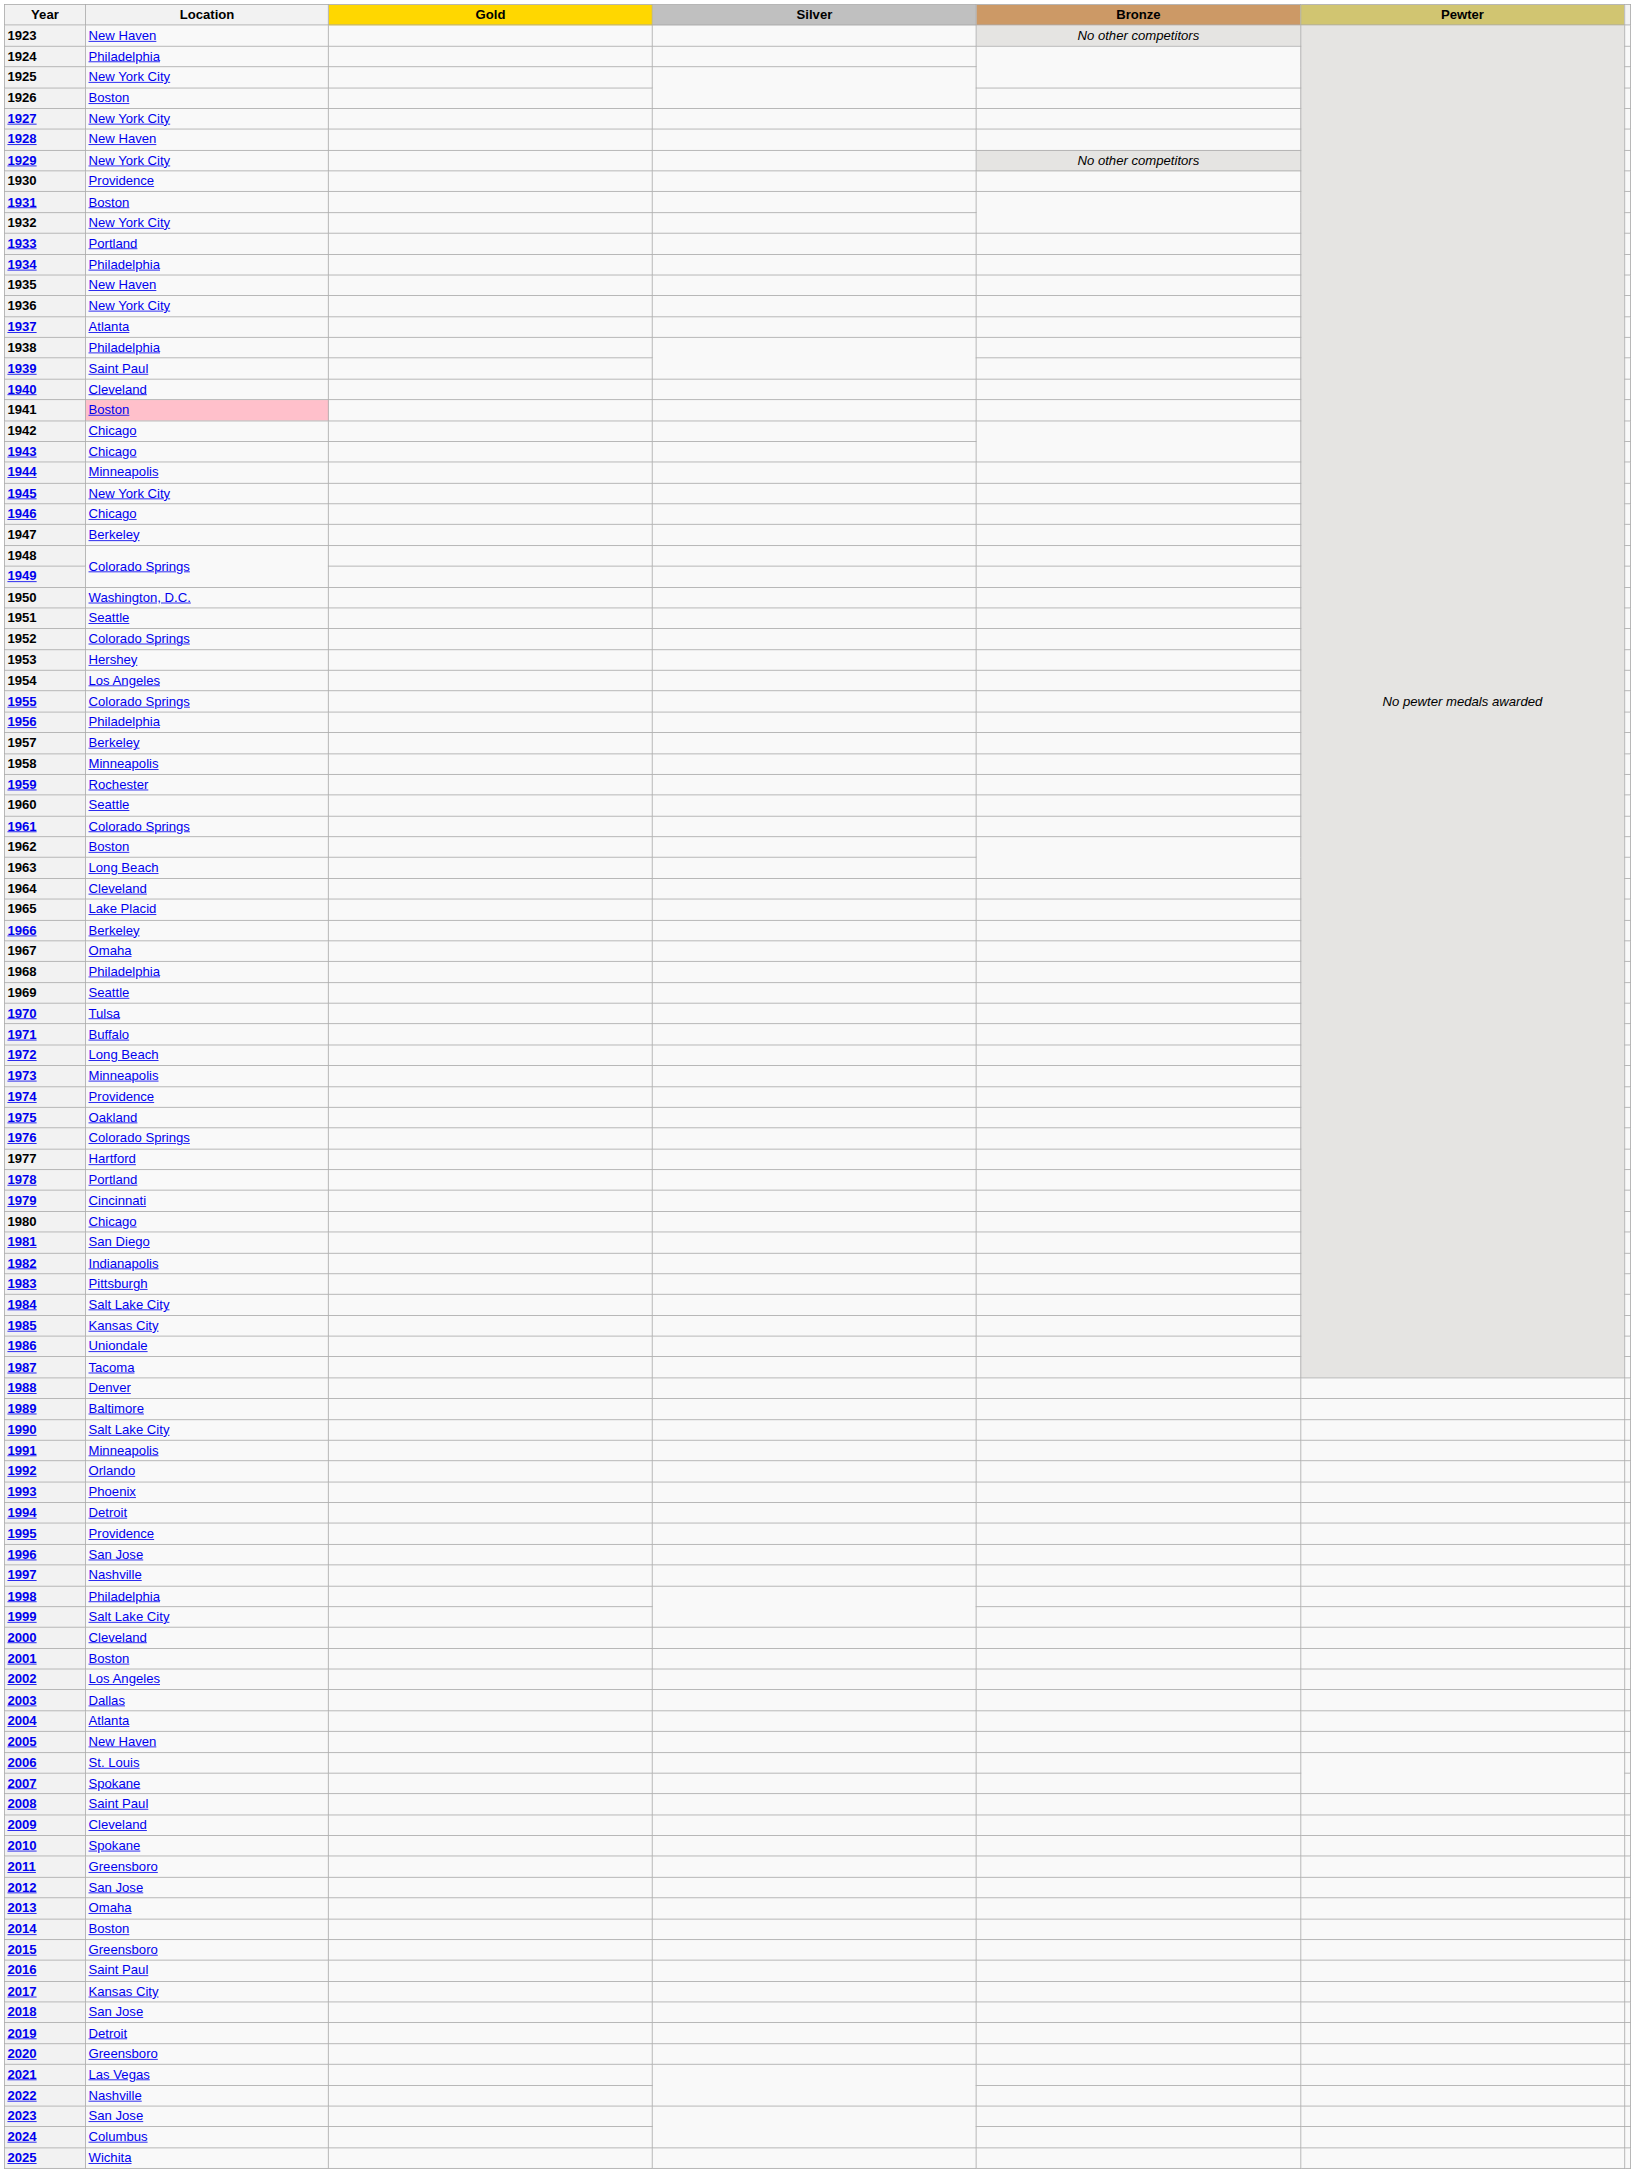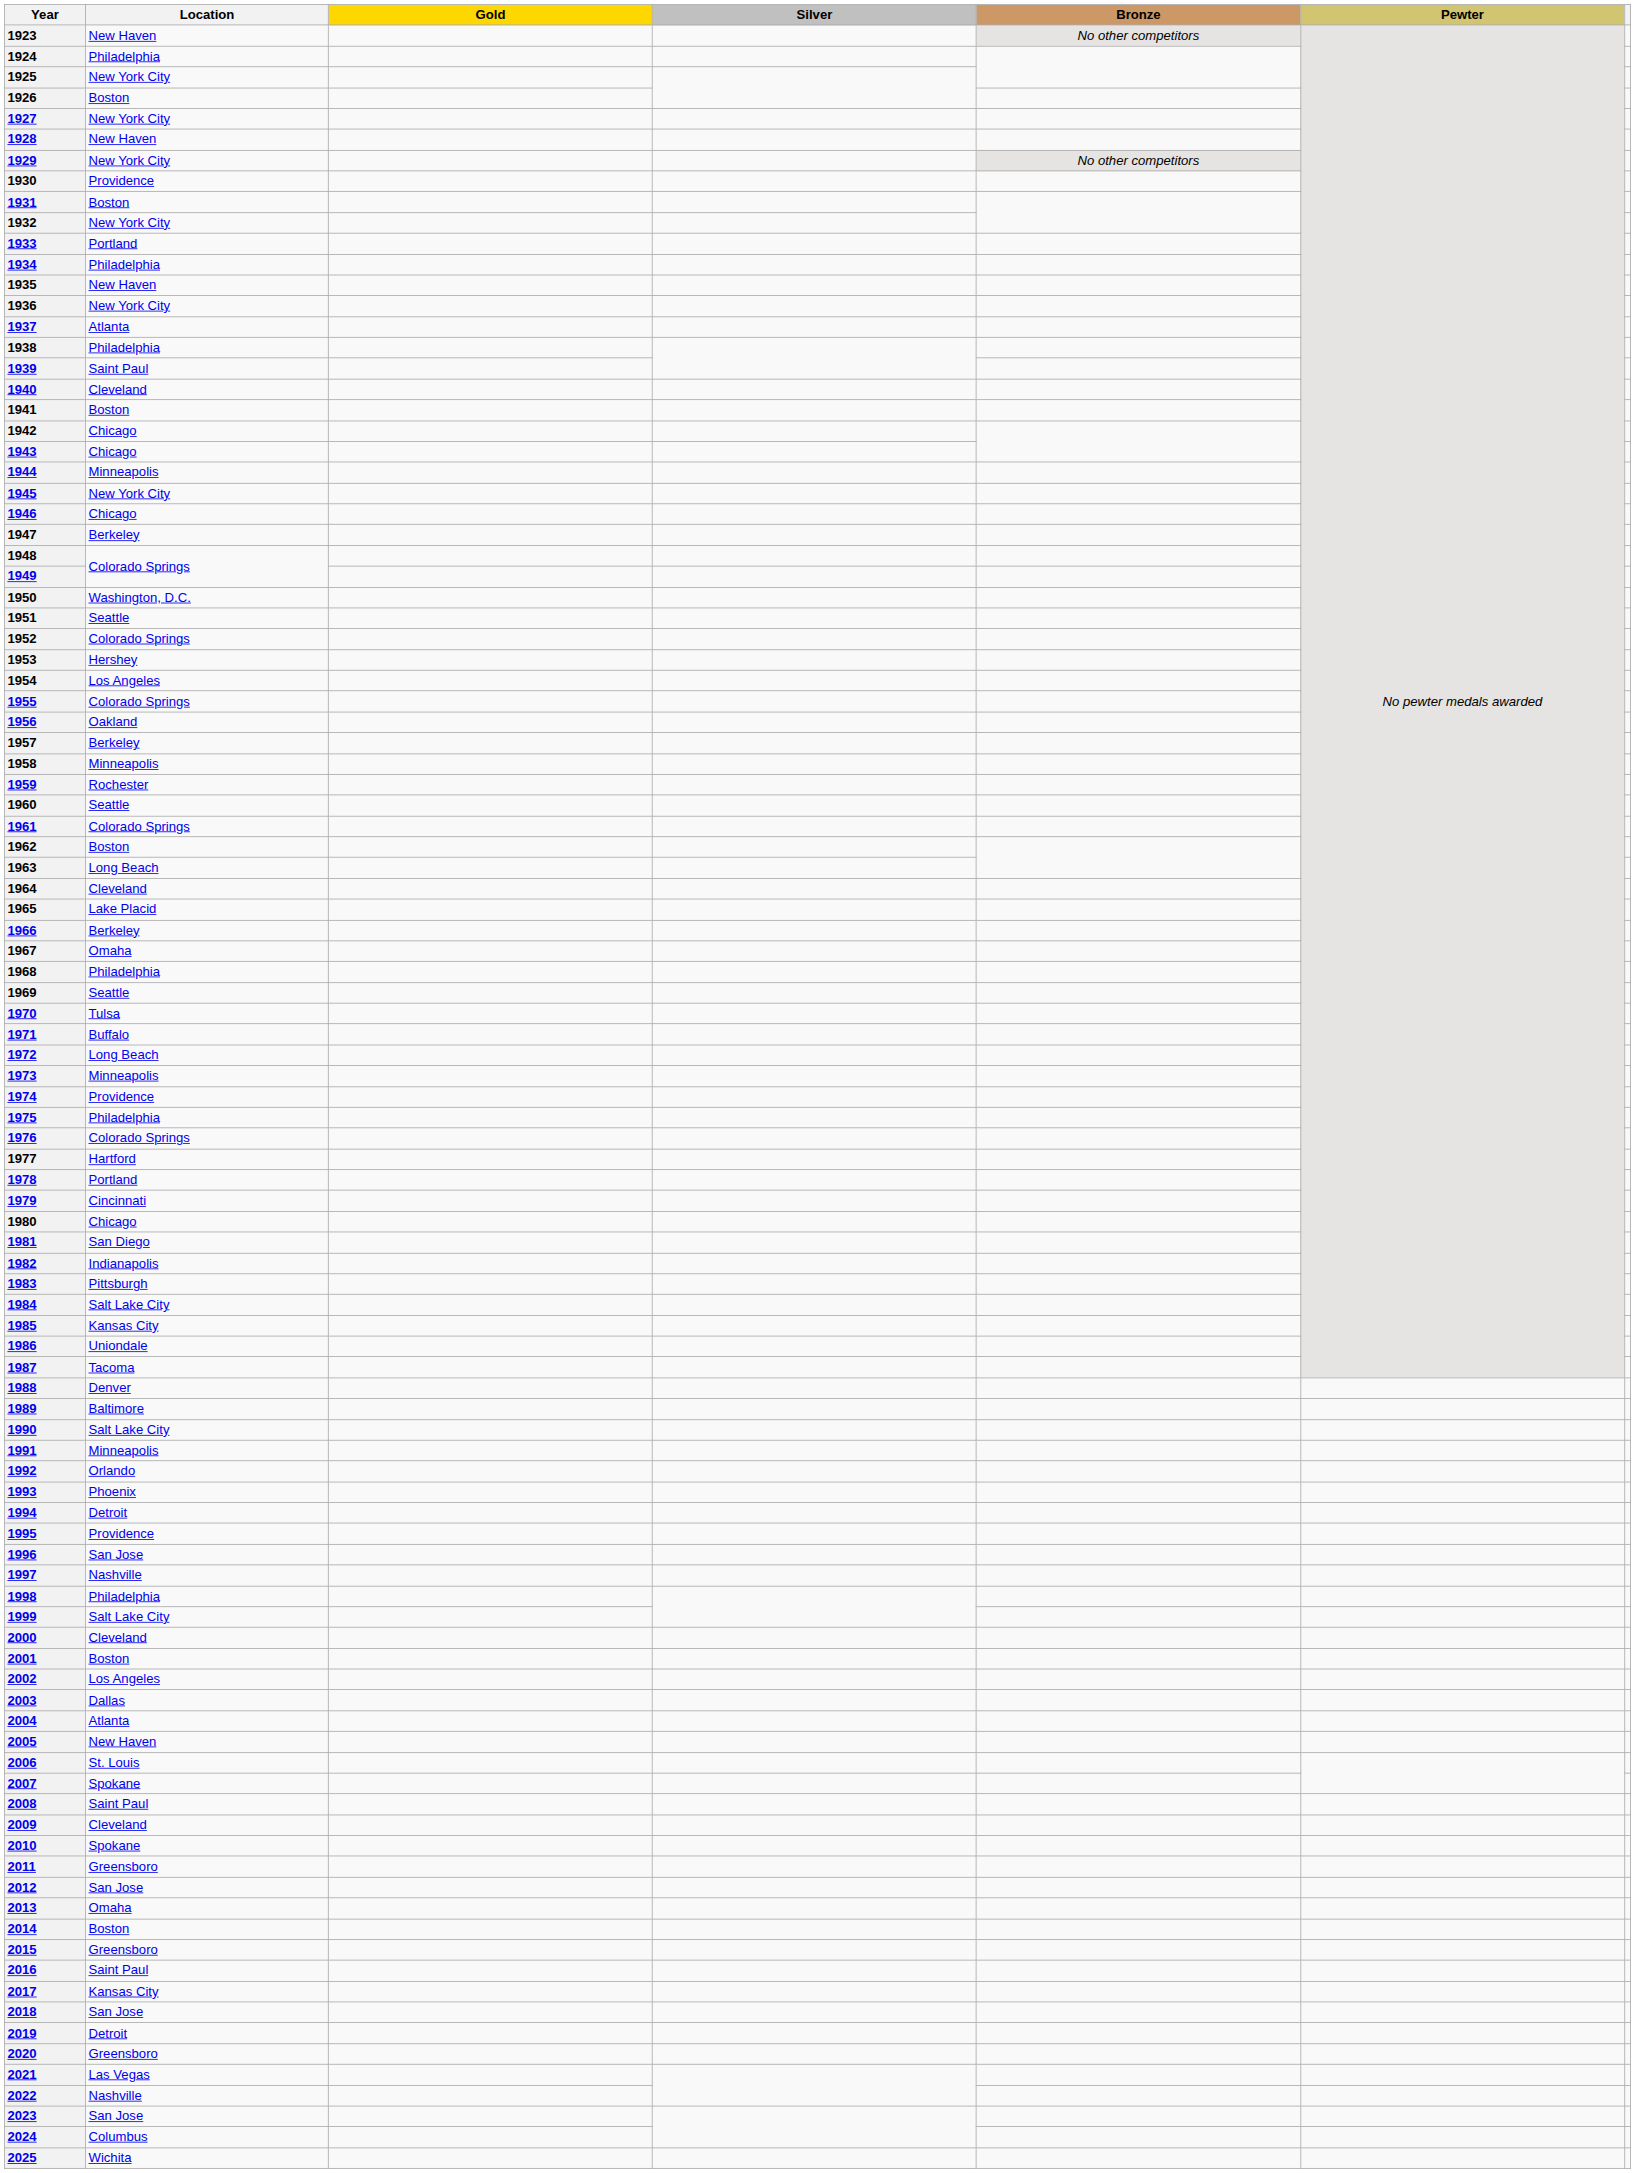(109, 410) pink background -> (109, 410) no background
(124, 722) Philadelphia -> (113, 722) Oakland
(113, 1117) Oakland -> (124, 1117) Philadelphia
